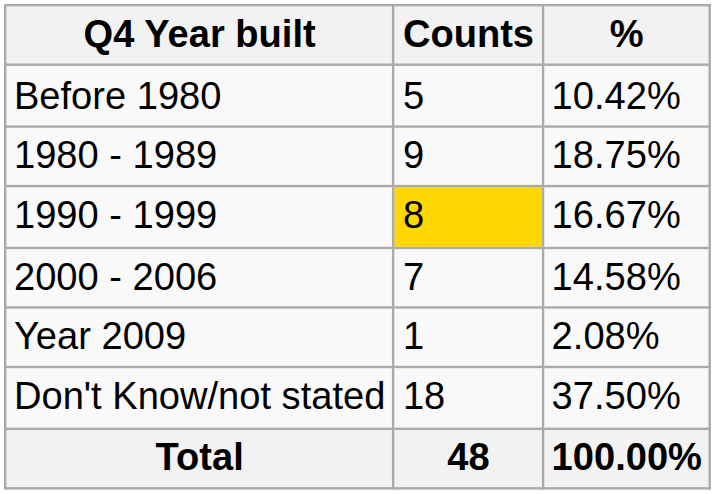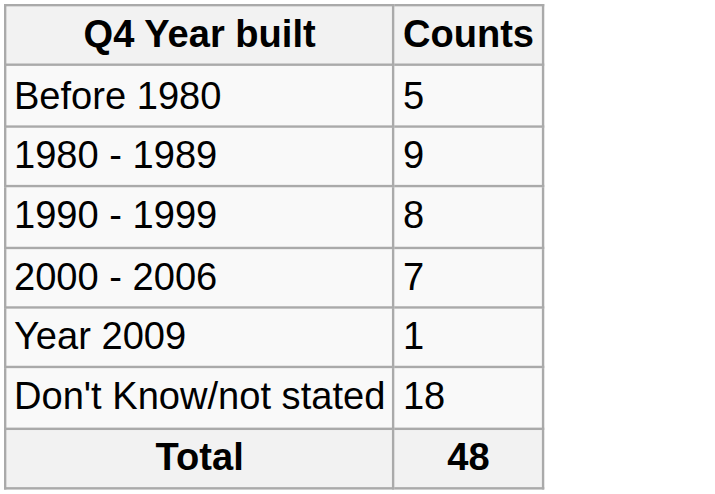- column: (627, 34)
(414, 215) gold background -> (414, 215) no background
